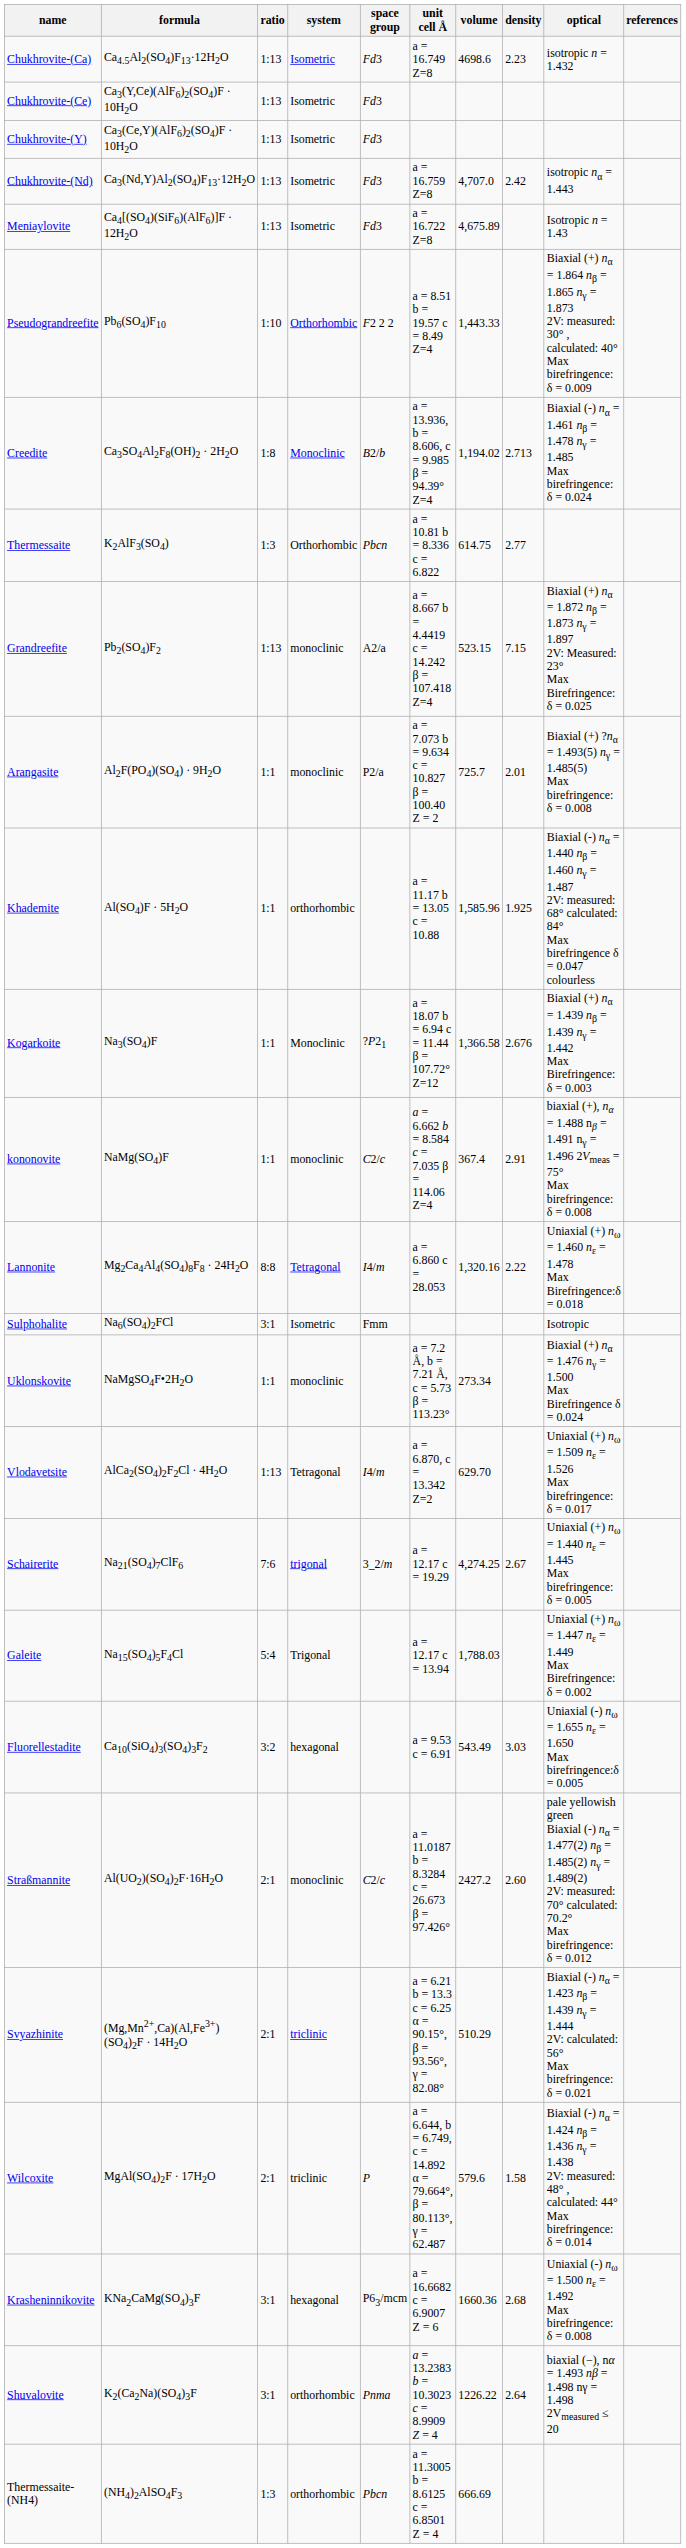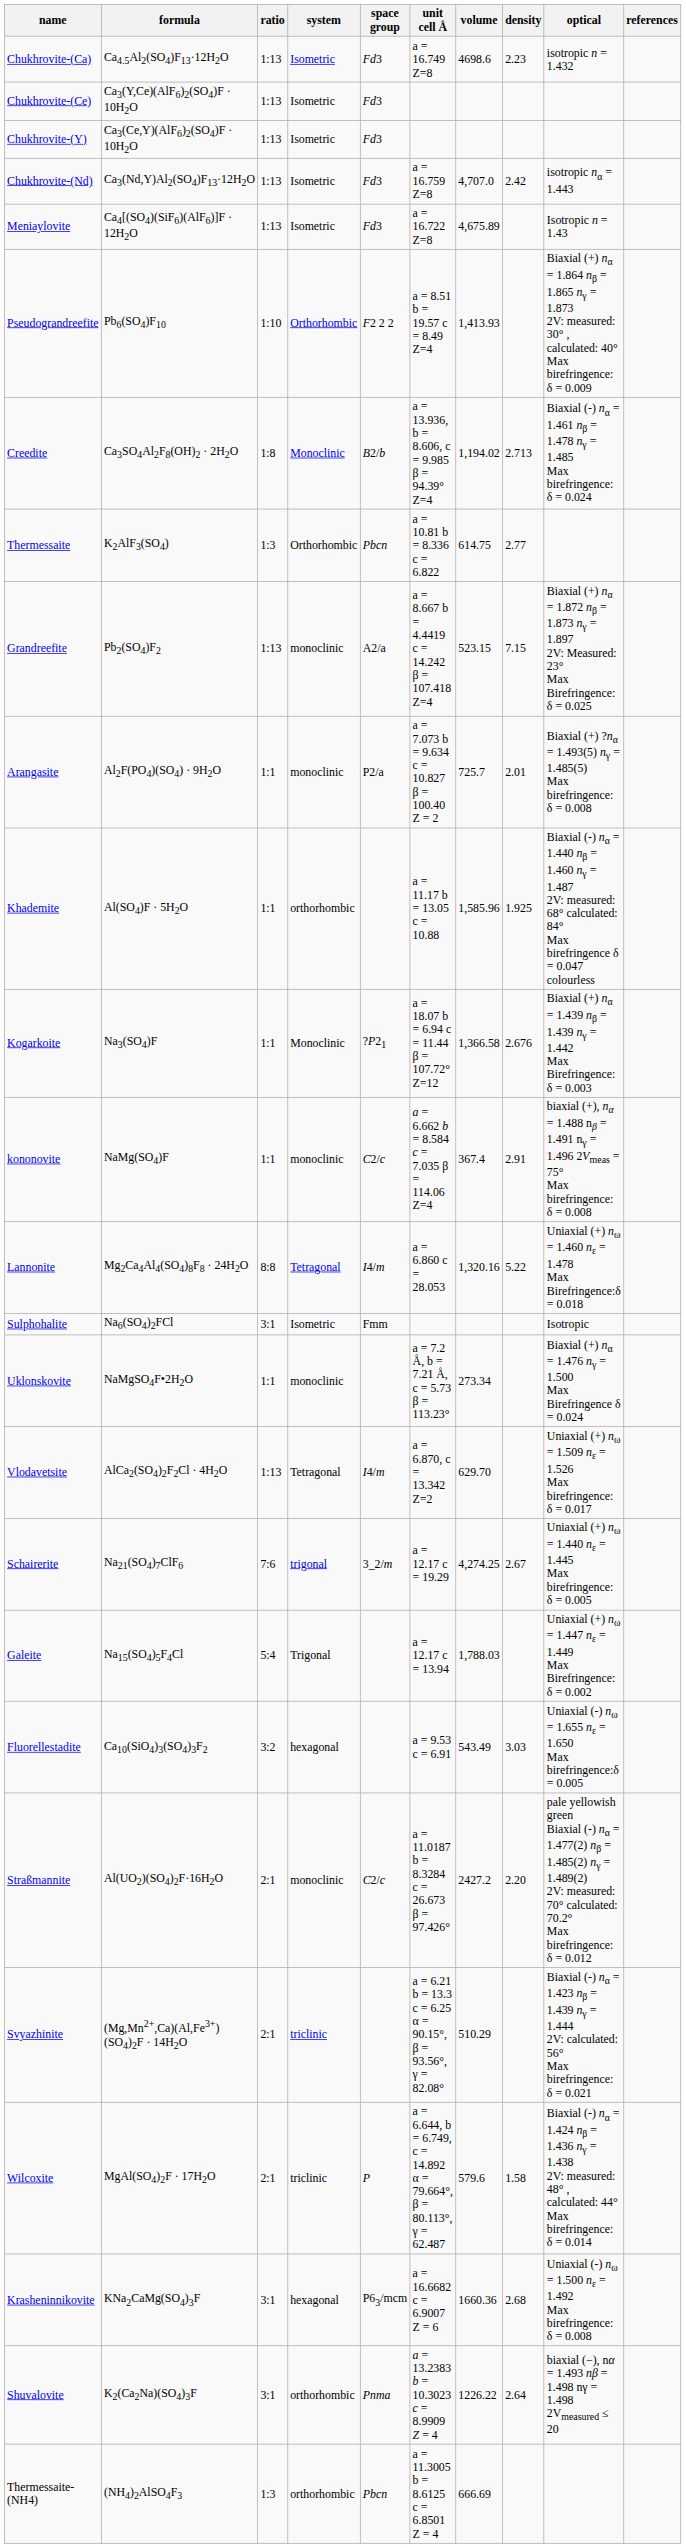(479, 323) 1,443.33 -> (479, 323) 1,413.93
(516, 1267) 2.22 -> (516, 1267) 5.22
(516, 1880) 2.60 -> (516, 1880) 2.20
